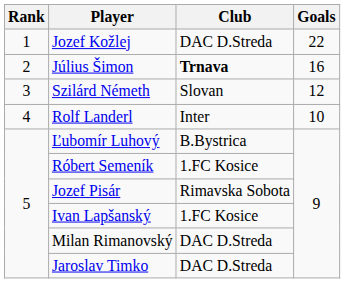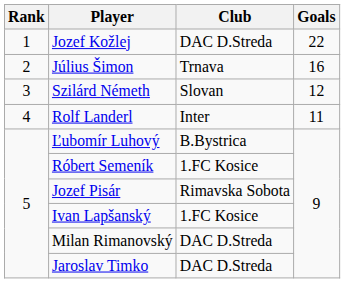(204, 66) bold -> (202, 66) normal
(316, 116) 10 -> (316, 116) 11
